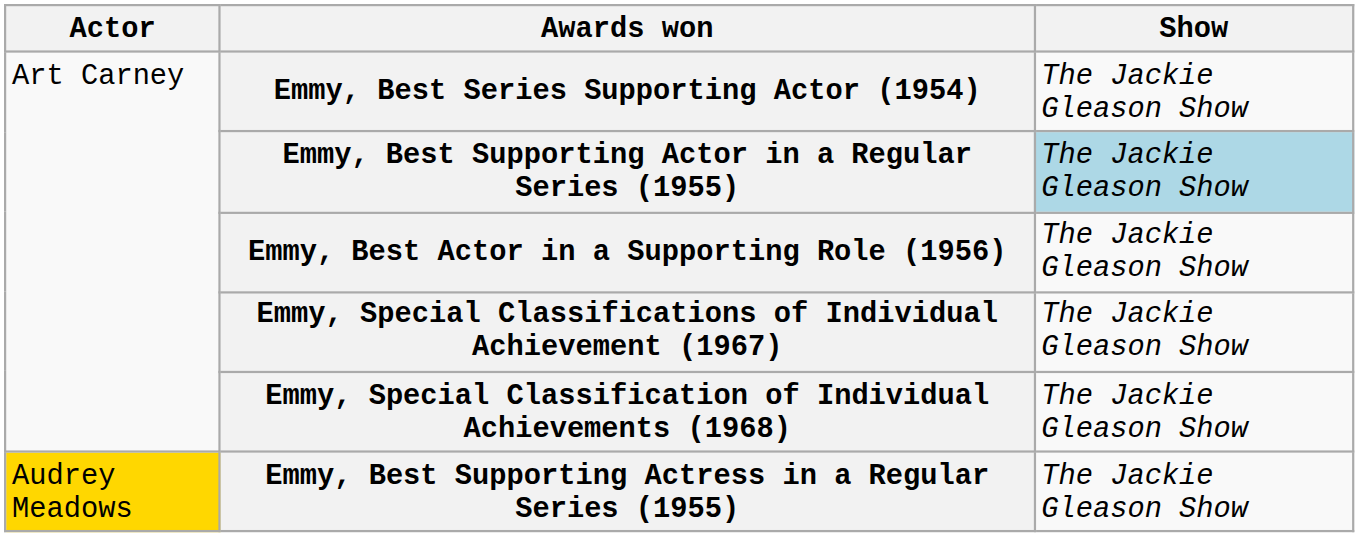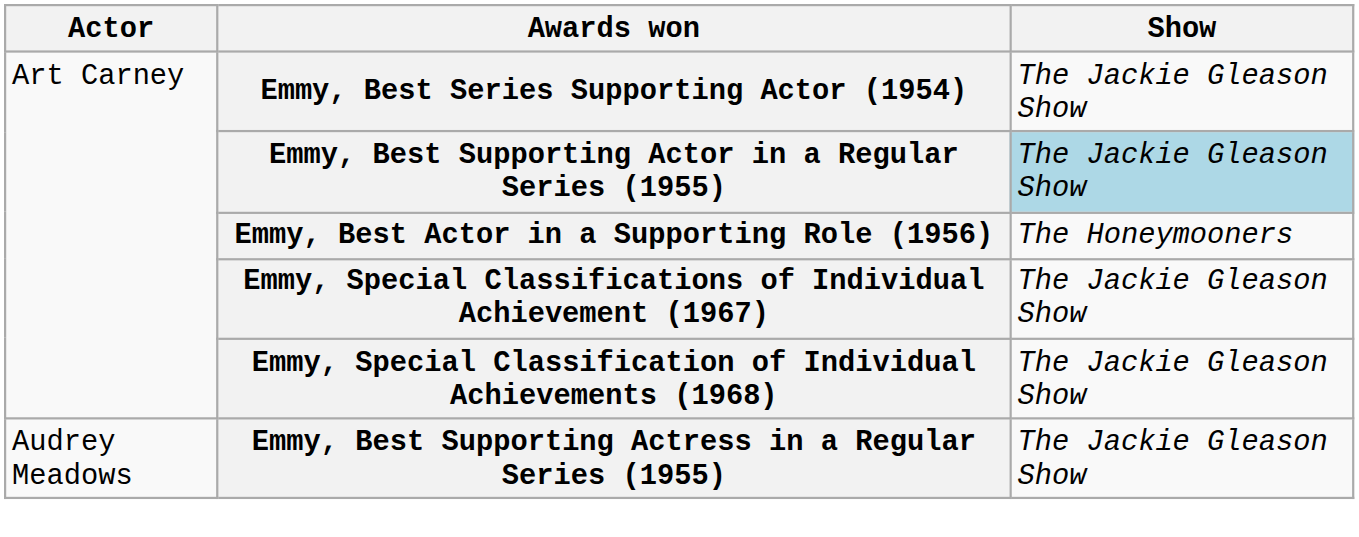(1145, 252) The Jackie Gleason Show -> (1155, 235) The Honeymooners
(72, 492) gold background -> (72, 459) no background
